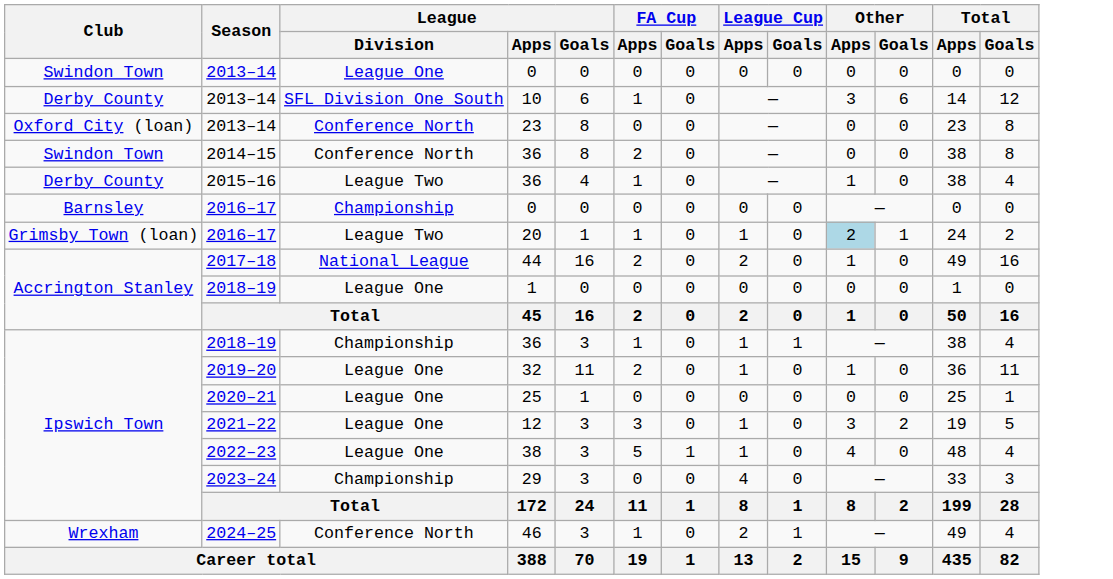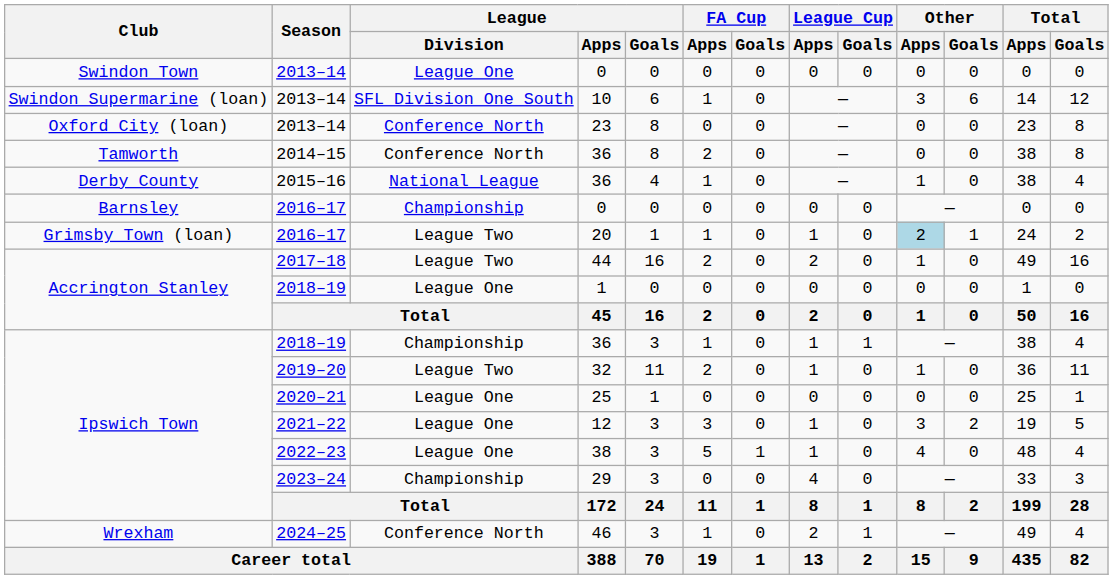(103, 100) Derby County -> (138, 100) Swindon Supermarine (loan)
(103, 154) Swindon Town -> (138, 154) Tamworth
(394, 181) League Two -> (464, 181) National League
(394, 262) National League -> (464, 262) League Two
(394, 371) League One -> (464, 371) League Two
